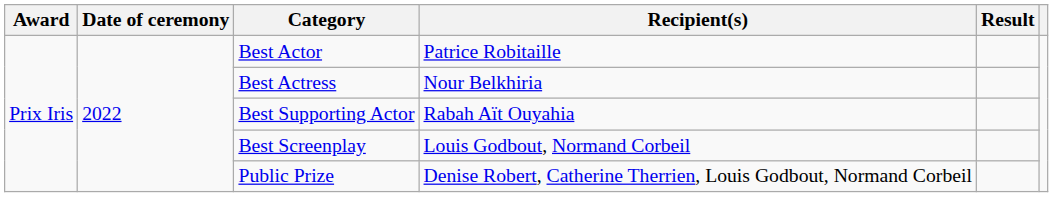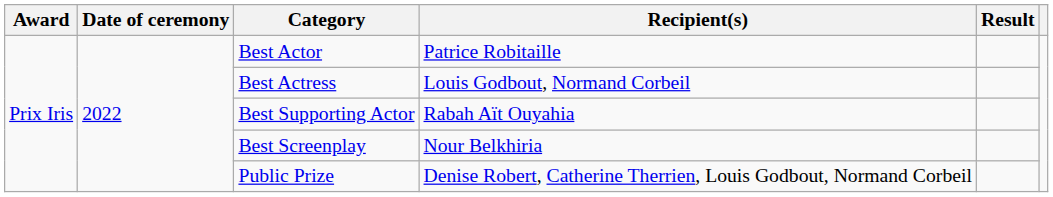(483, 82) Nour Belkhiria -> (557, 82) Louis Godbout, Normand Corbeil
(557, 144) Louis Godbout, Normand Corbeil -> (483, 144) Nour Belkhiria
